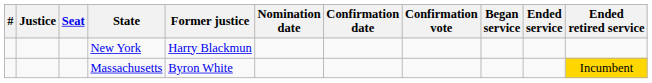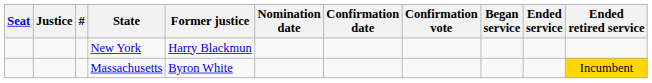columns swapped: (10, 21) <-> (73, 21)
